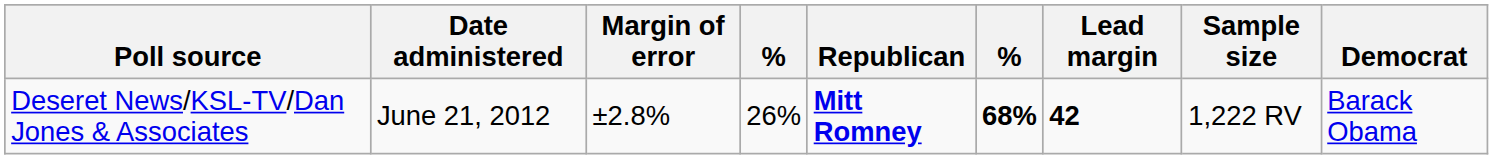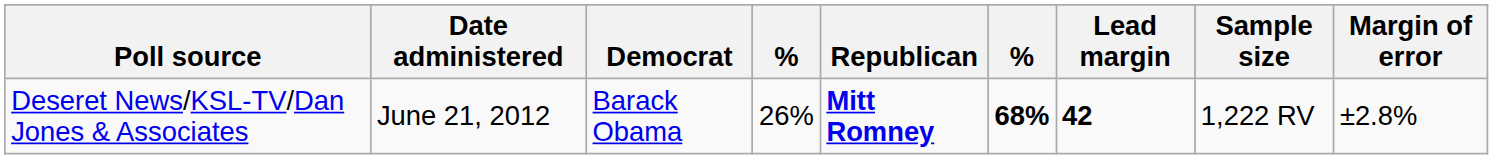columns swapped: (1404, 56) <-> (663, 41)
